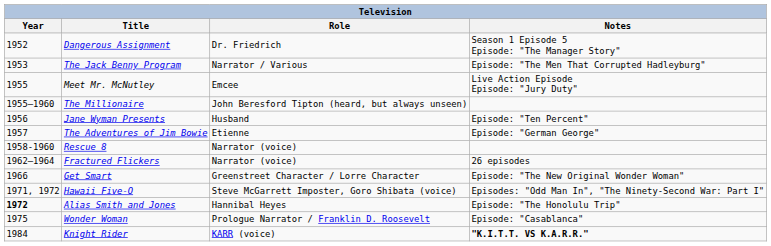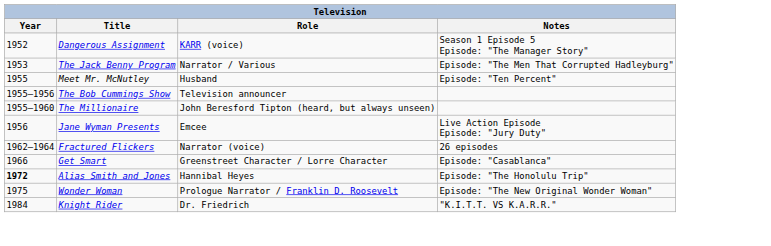(246, 45) Dr. Friedrich -> (212, 45) KARR (voice)
(225, 84) Emcee -> (198, 79) Husband
(525, 84) Live Action Episode Episode: "Jury Duty" -> (498, 79) Episode: "Ten Percent"
+ row: (114, 94)
(230, 118) Husband -> (193, 128) Emcee
(530, 118) Episode: "Ten Percent" -> (493, 128) Live Action Episode Episode: "Jury Duty"
- row: (136, 133)
- row: (85, 147)
(578, 176) Episode: "The New Original Wonder Woman" -> (495, 162) Episode: "Casablanca"
- row: (98, 190)
(527, 219) Episode: "Casablanca" -> (546, 190) Episode: "The New Original Wonder Woman"
(244, 234) KARR (voice) -> (214, 205) Dr. Friedrich
(530, 234) bold -> (498, 205) normal
